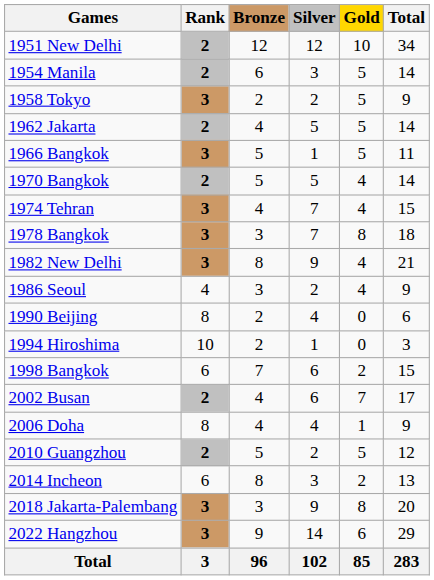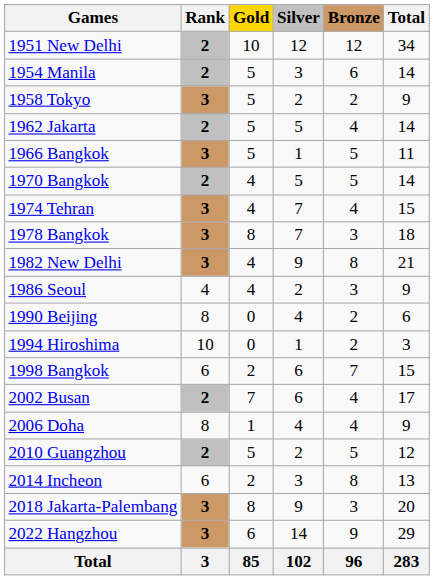columns swapped: (362, 18) <-> (259, 18)
